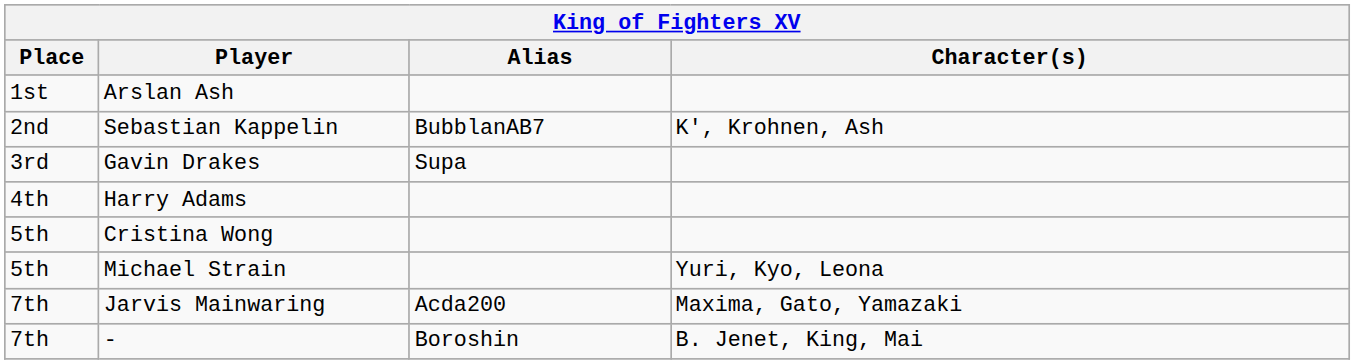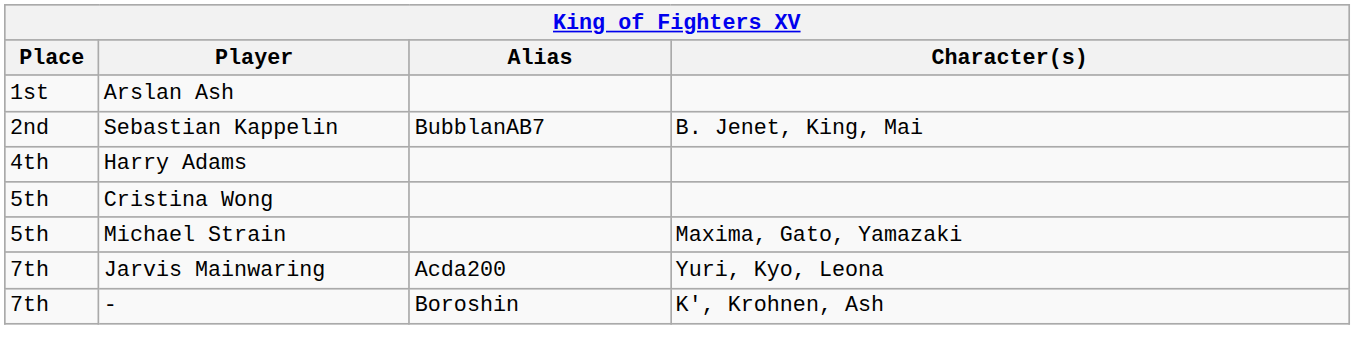(780, 129) K', Krohnen, Ash -> (799, 129) B. Jenet, King, Mai
- row: (182, 164)
(780, 270) Yuri, Kyo, Leona -> (819, 235) Maxima, Gato, Yamazaki
(819, 306) Maxima, Gato, Yamazaki -> (780, 270) Yuri, Kyo, Leona
(799, 341) B. Jenet, King, Mai -> (780, 306) K', Krohnen, Ash
